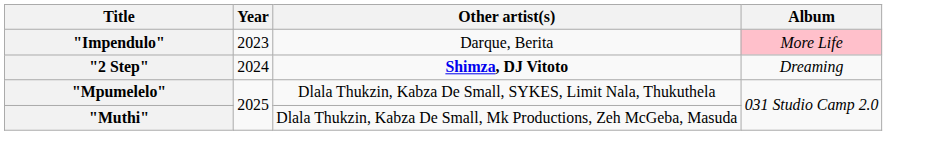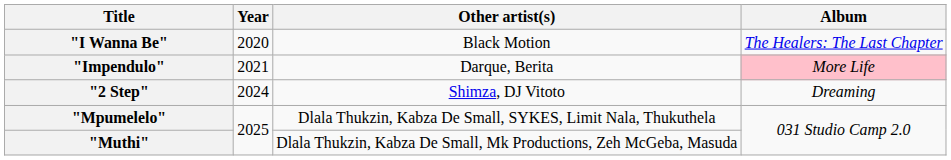+ row: (119, 42)
(253, 42) 2023 -> (253, 67) 2021
(507, 67) bold -> (507, 92) normal
